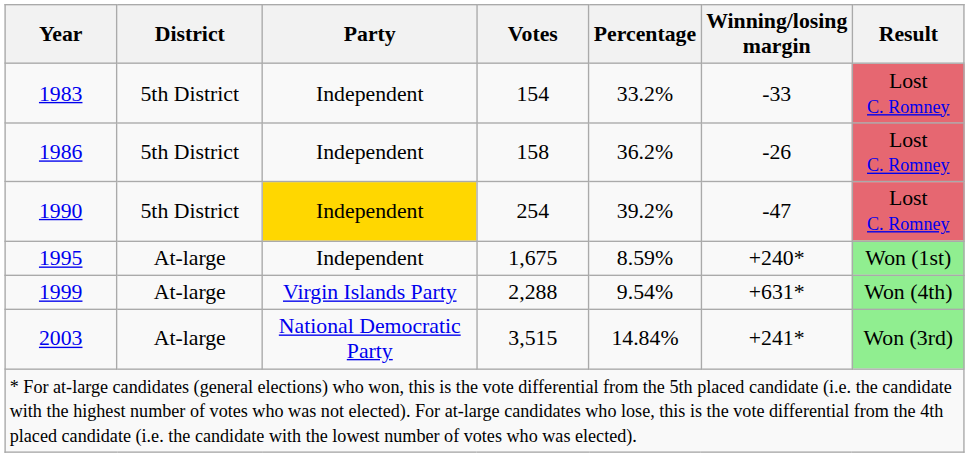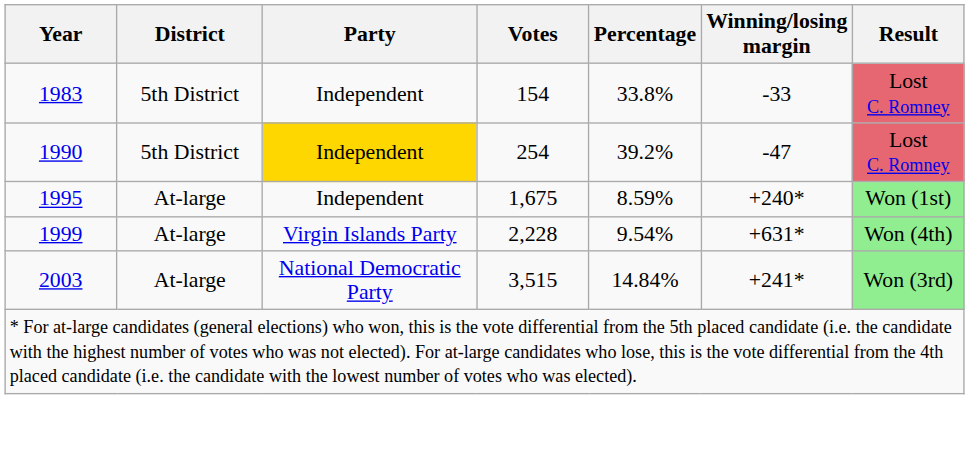(645, 92) 33.2% -> (645, 92) 33.8%
- row: (61, 151)
(533, 292) 2,288 -> (533, 233) 2,228
